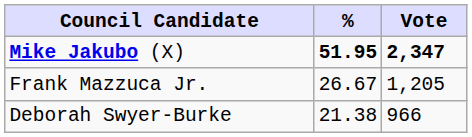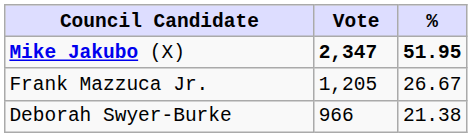columns swapped: (424, 21) <-> (348, 21)
